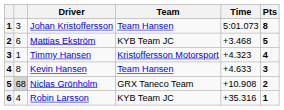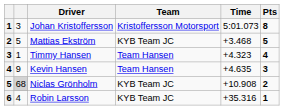(145, 26) Team Hansen -> (168, 26) Kristoffersson Motorsport
(18, 41) 6 -> (18, 41) 5
(168, 55) Kristoffersson Motorsport -> (145, 55) Team Hansen
(18, 69) 8 -> (18, 69) 9
(237, 69) +4.633 -> (237, 69) +4.635
(155, 84) GRX Taneco Team -> (146, 84) KYB Team JC
